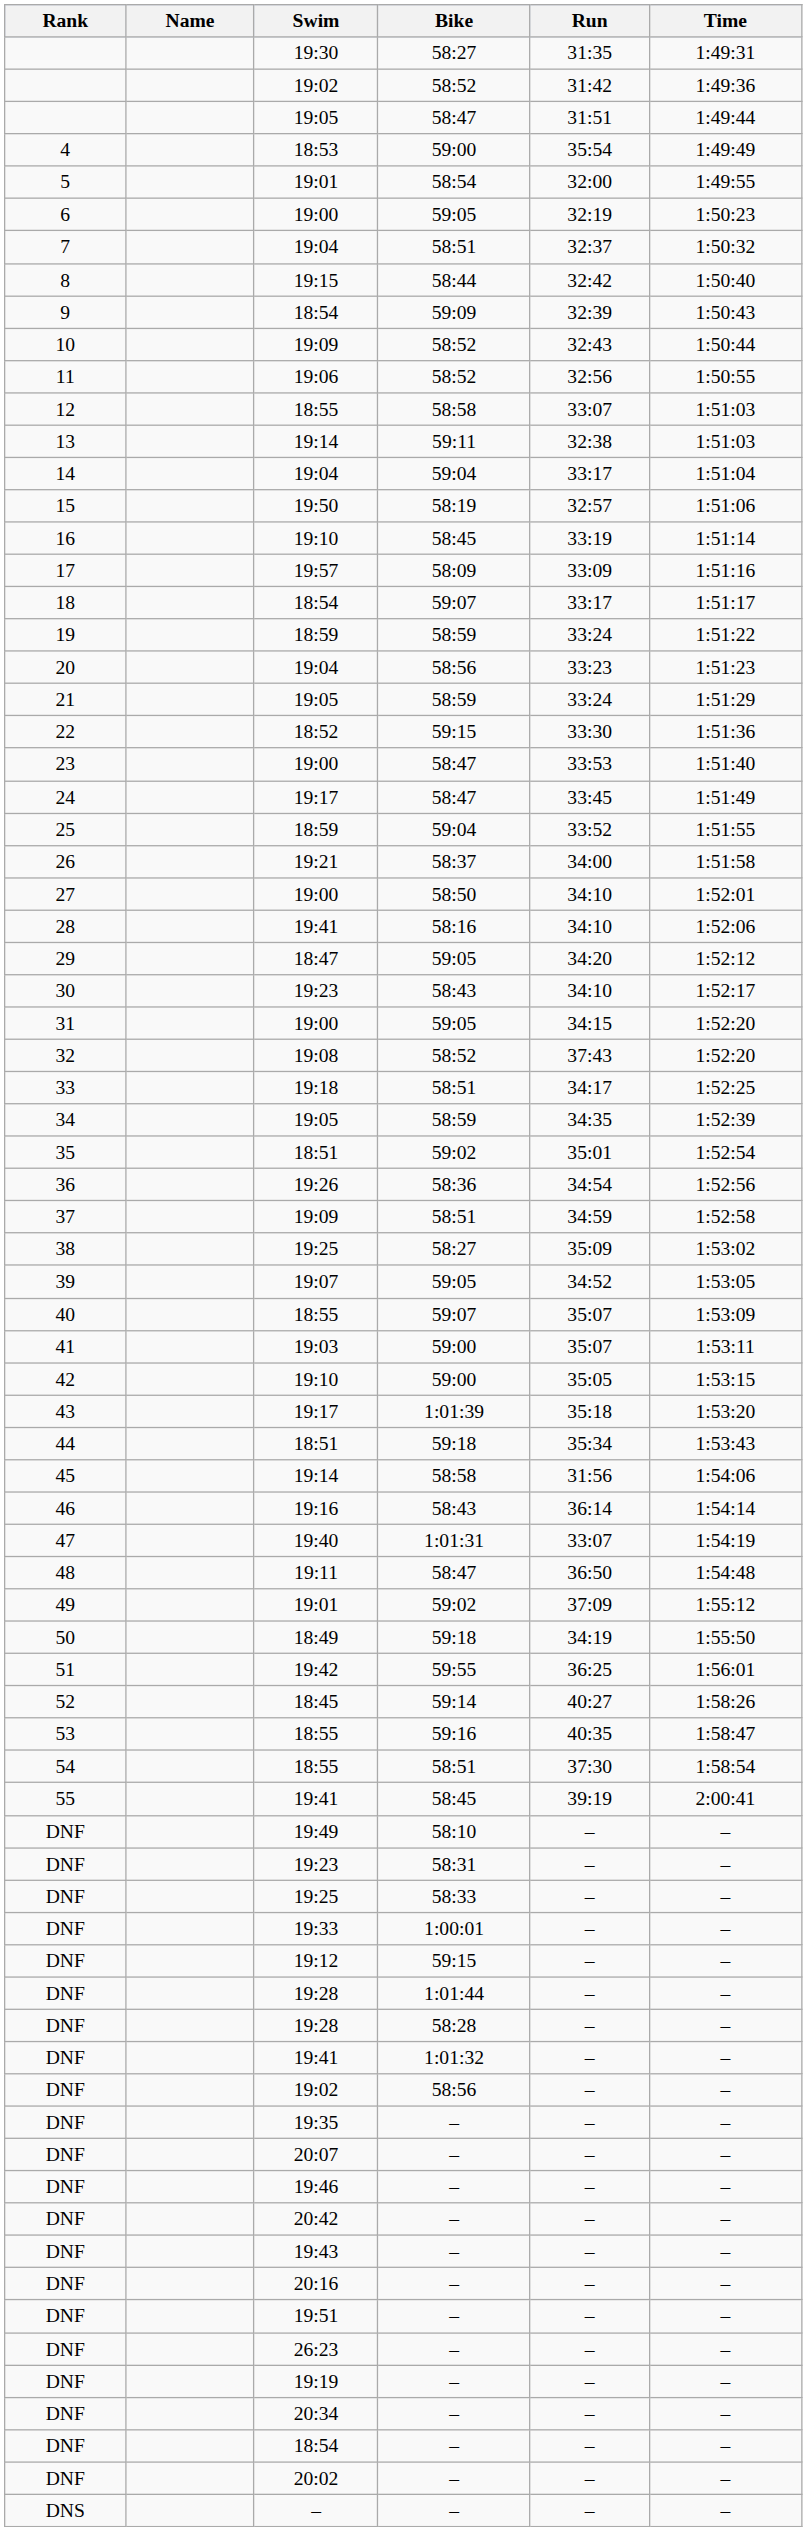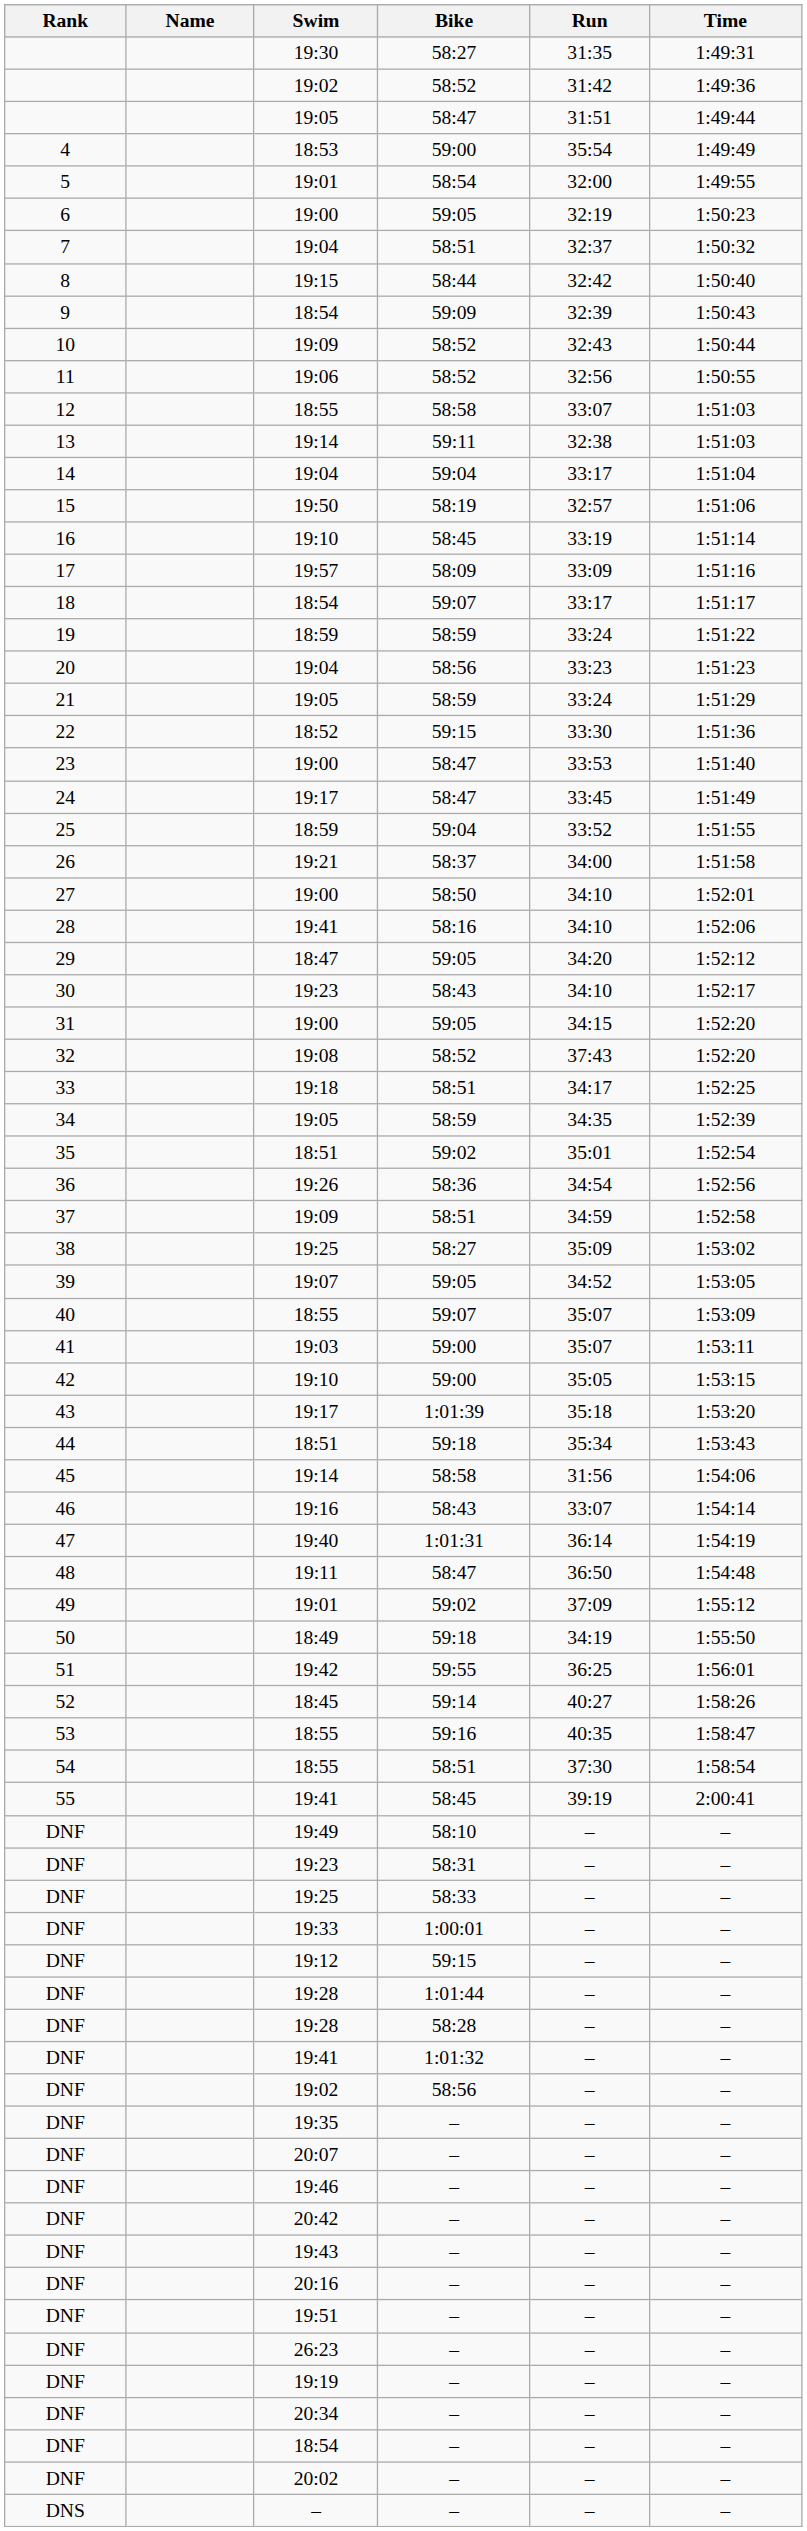(590, 1508) 36:14 -> (590, 1508) 33:07
(590, 1540) 33:07 -> (590, 1540) 36:14
